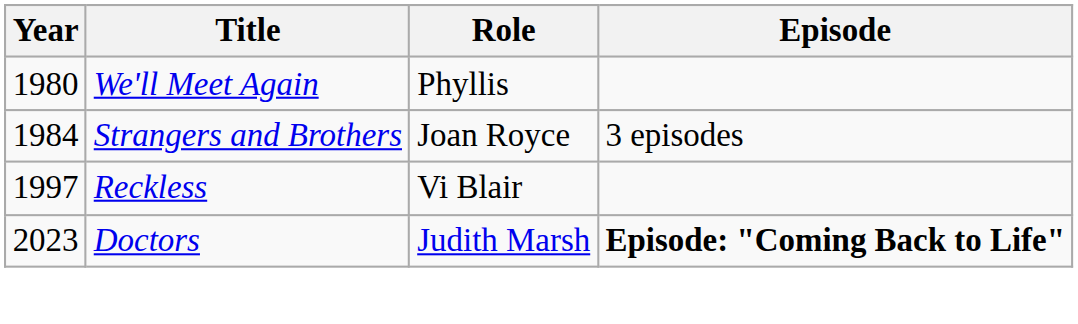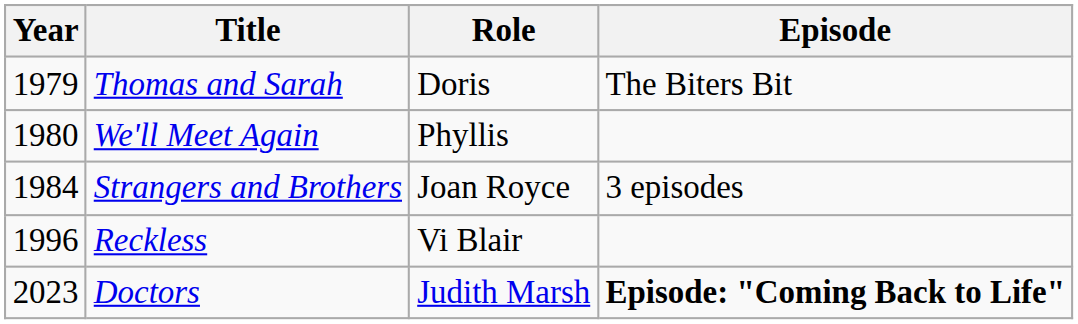+ row: (218, 82)
(46, 187) 1997 -> (46, 239) 1996
